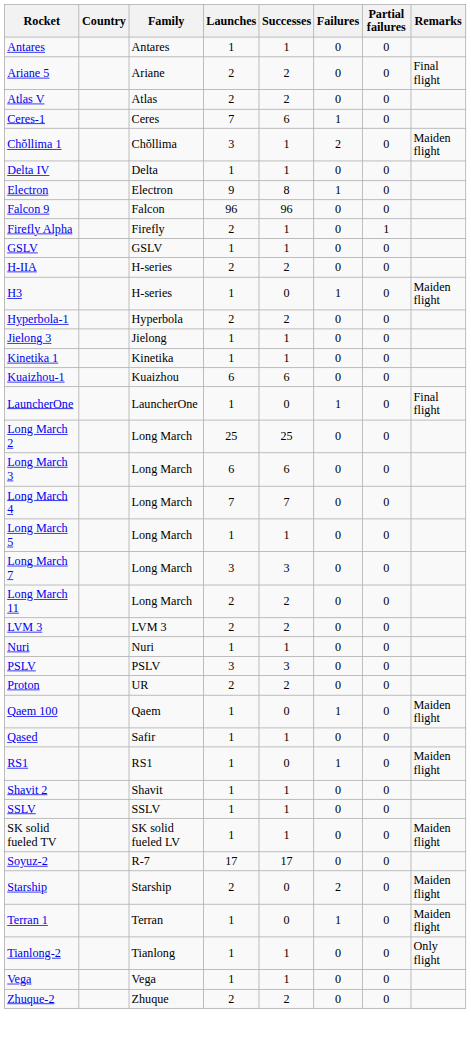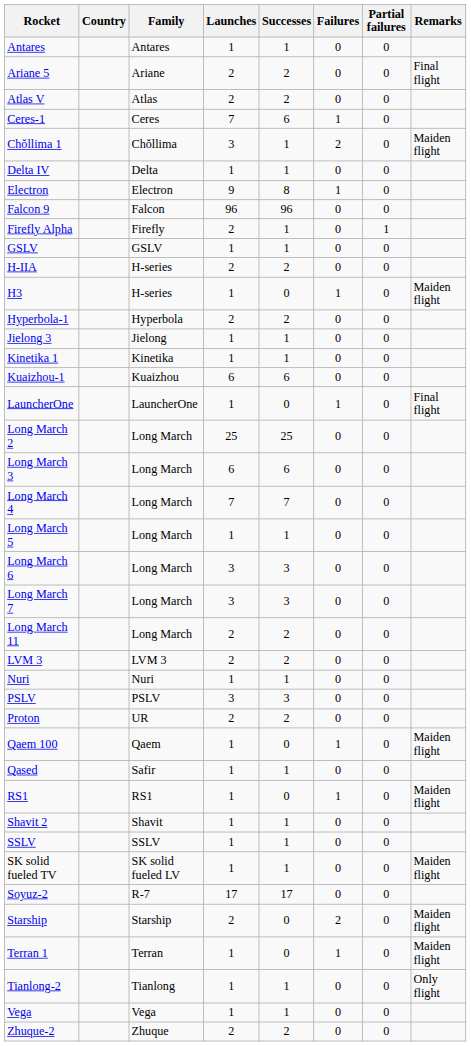+ row: (37, 568)
